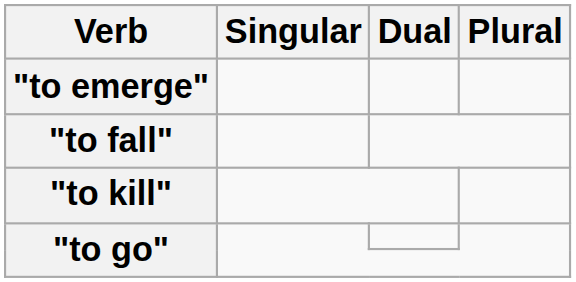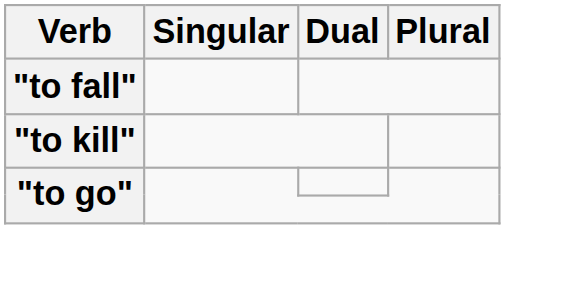- row: (111, 85)
